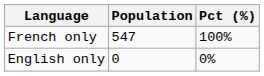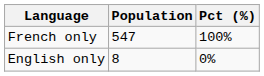(116, 60) 0 -> (116, 60) 8
